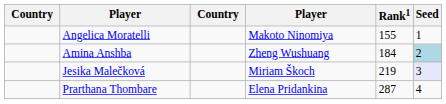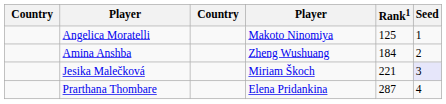(387, 35) 155 -> (387, 35) 125
(419, 53) lightblue background -> (419, 53) no background
(387, 71) 219 -> (387, 71) 221
